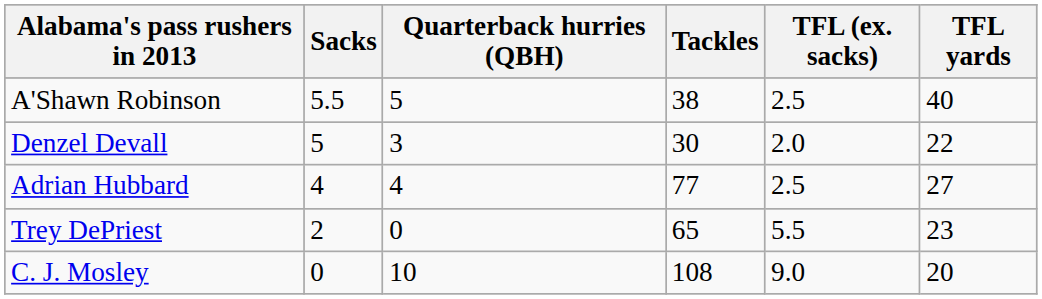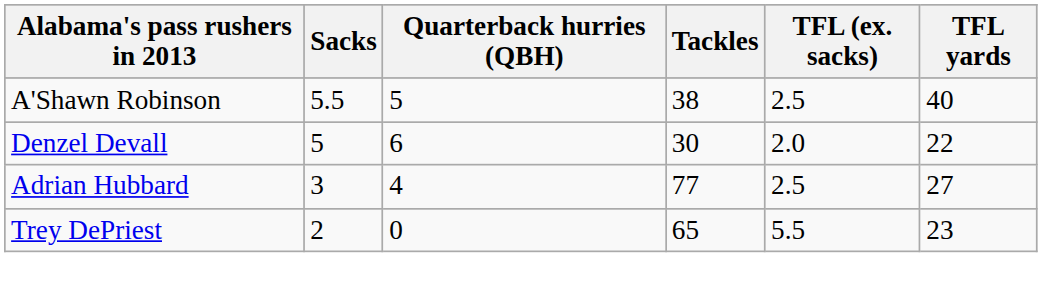(396, 142) 3 -> (396, 142) 6
(317, 186) 4 -> (317, 186) 3
- row: (80, 272)
